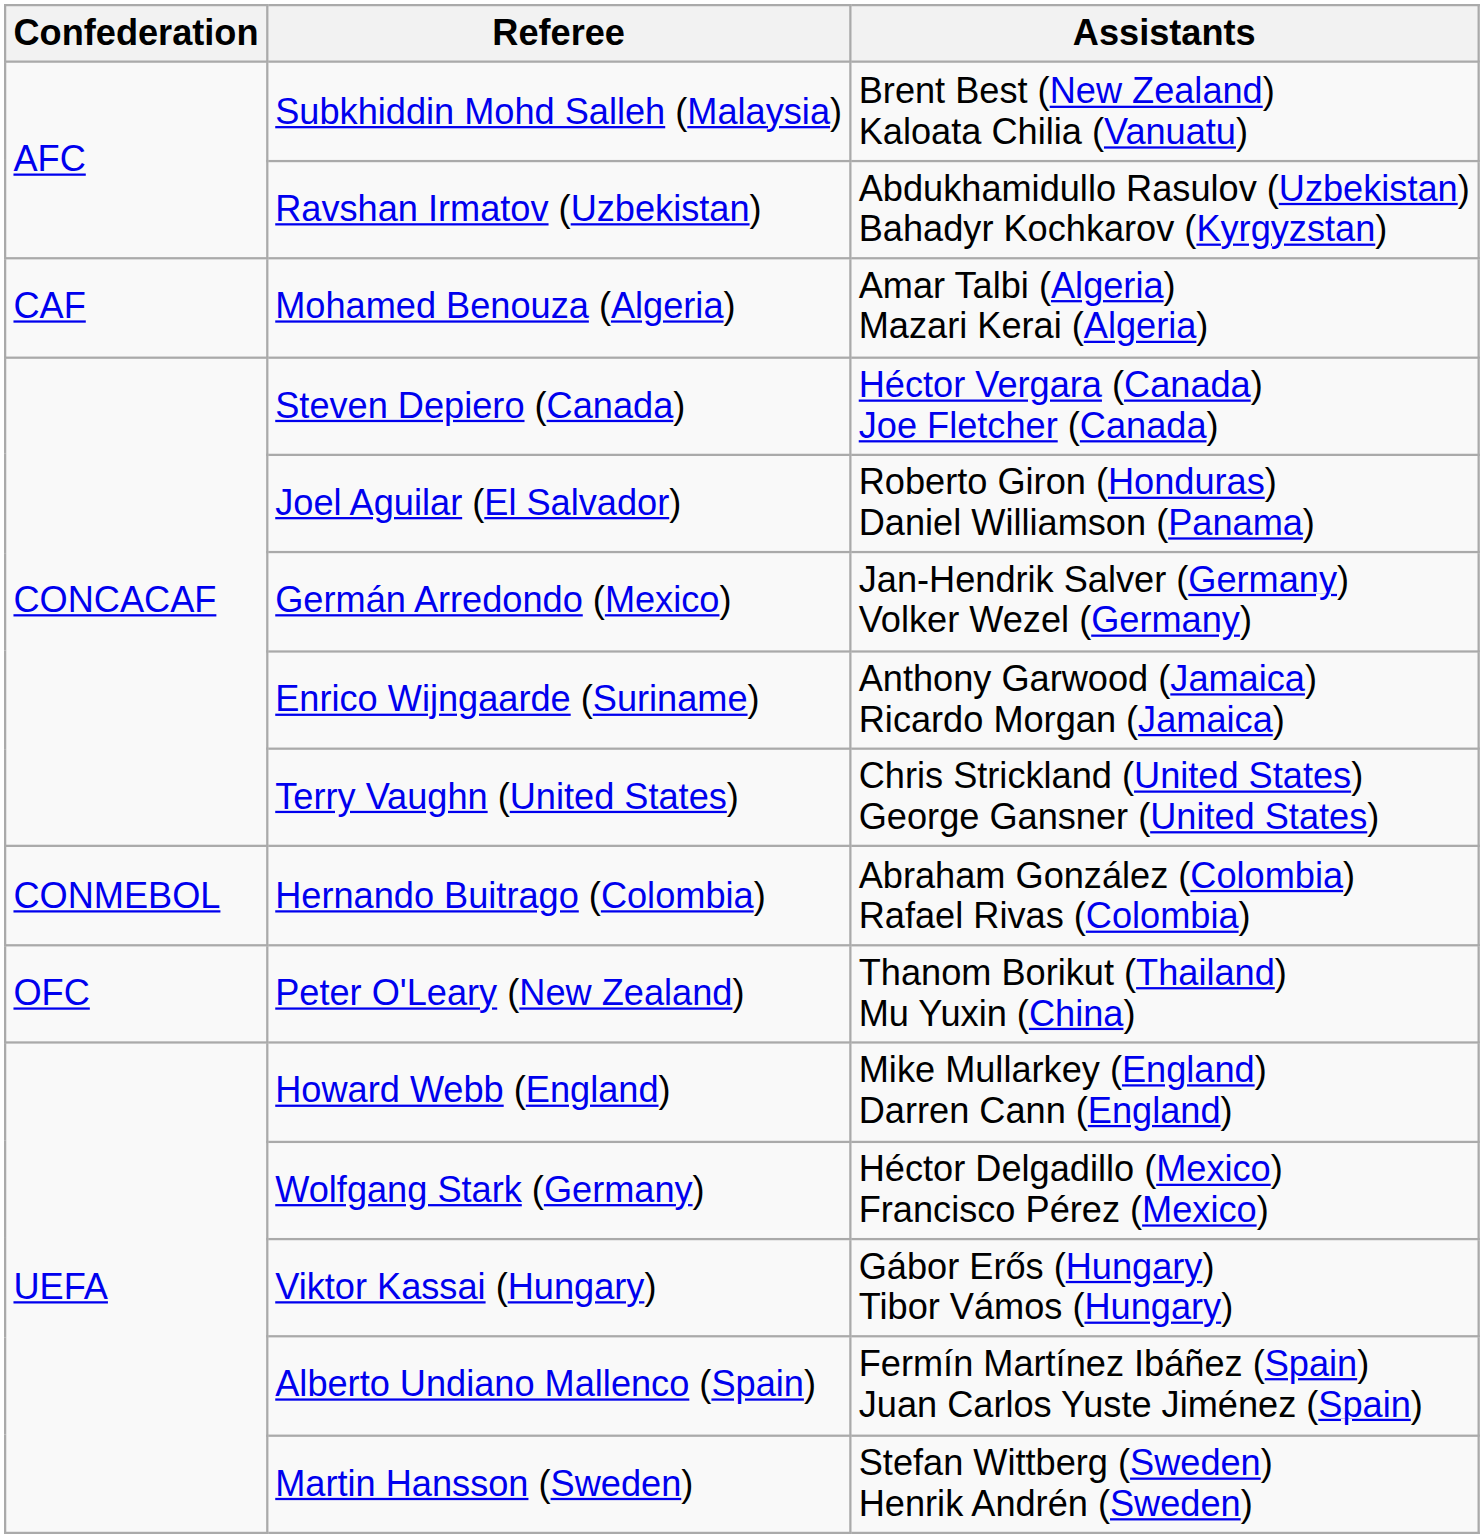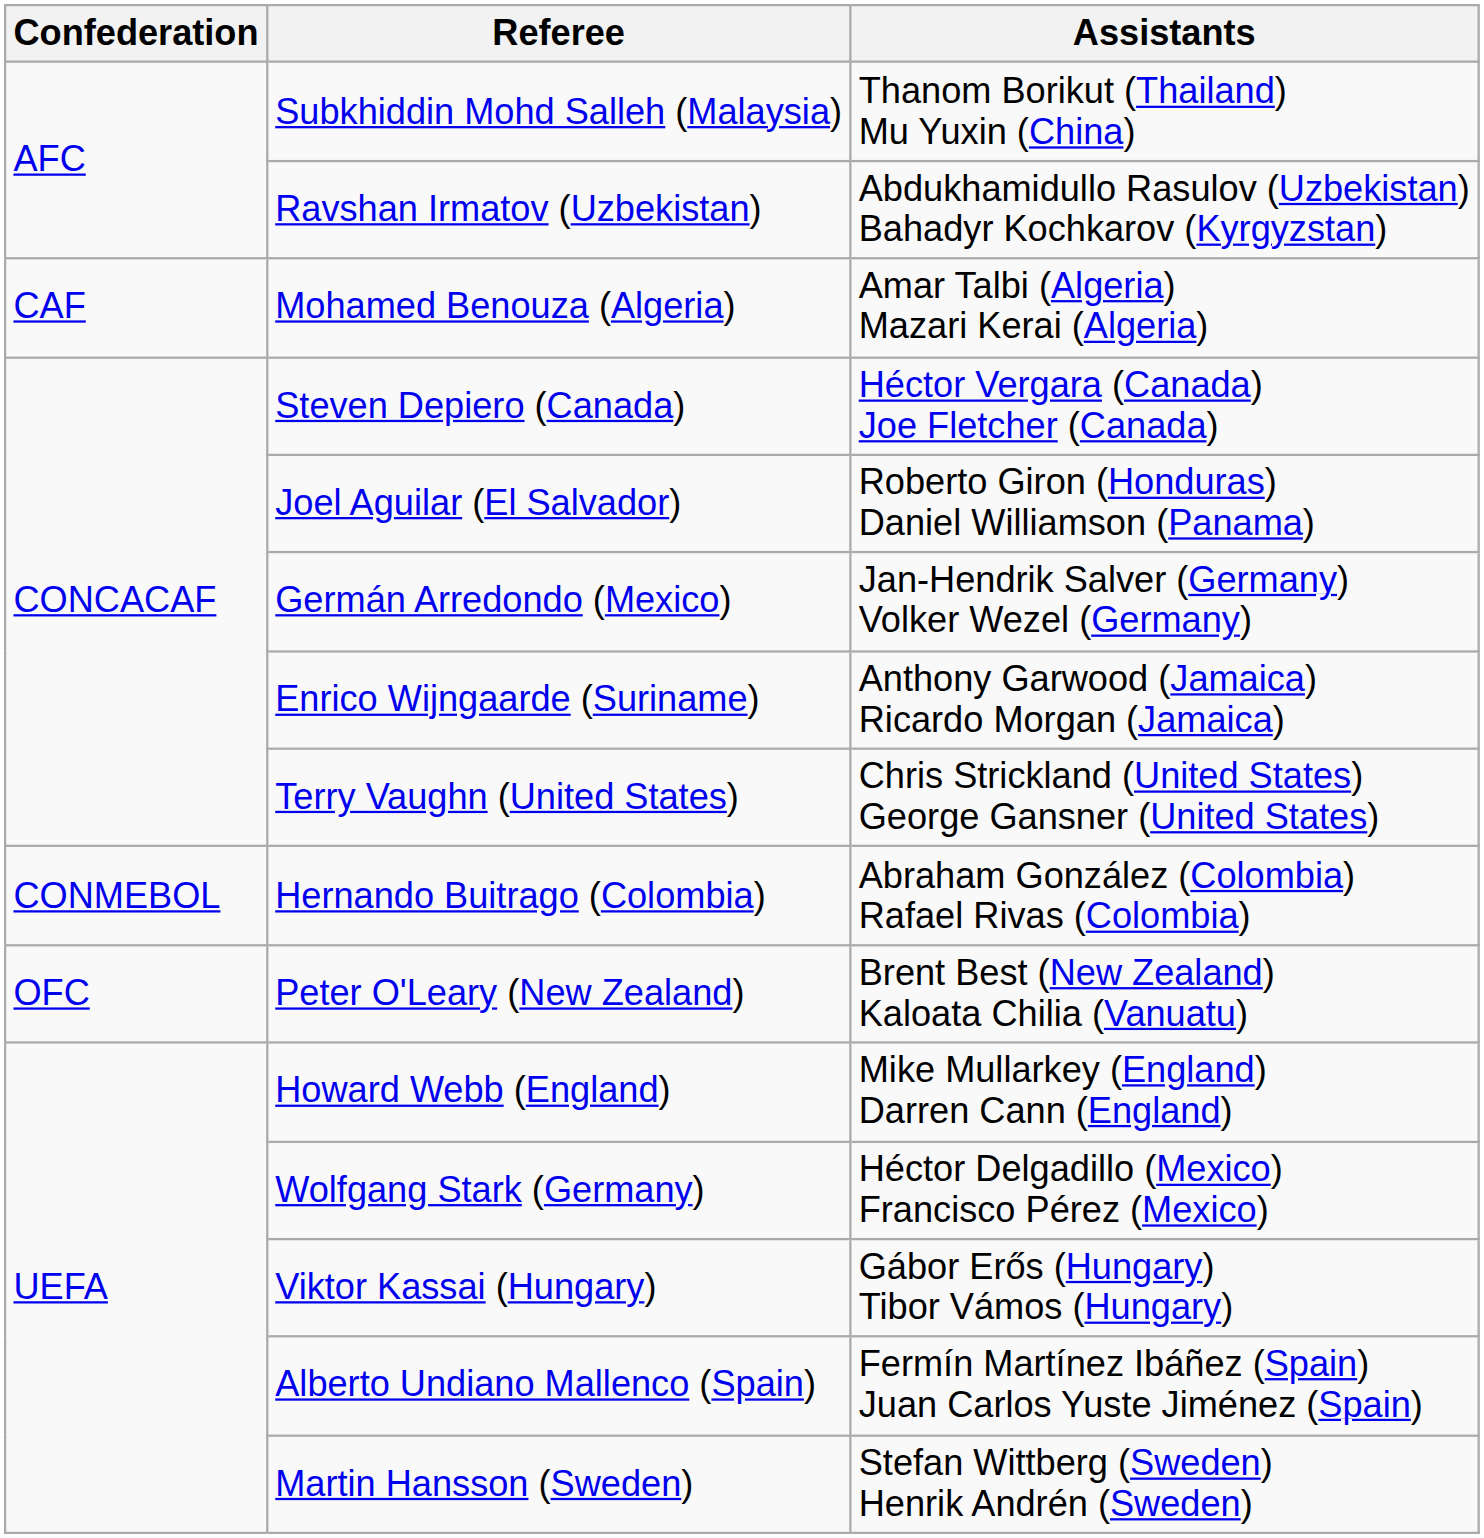(1067, 110) Brent Best (New Zealand) Kaloata Chilia (Vanuatu) -> (1073, 110) Thanom Borikut (Thailand) Mu Yuxin (China)
(1073, 993) Thanom Borikut (Thailand) Mu Yuxin (China) -> (1067, 993) Brent Best (New Zealand) Kaloata Chilia (Vanuatu)
